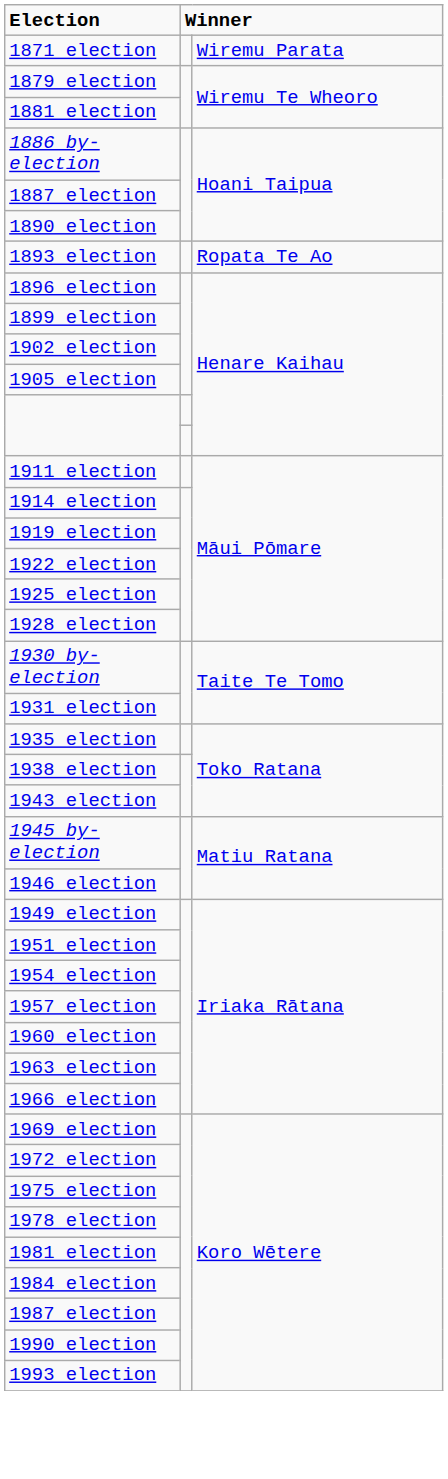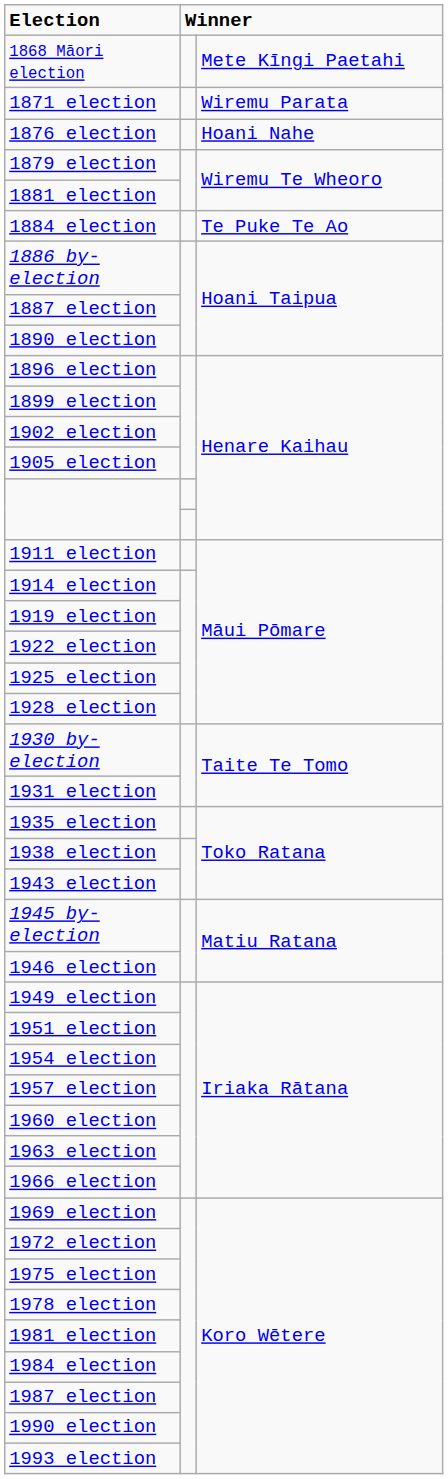+ row: (56, 62)
+ row: (83, 134)
+ row: (83, 226)
- row: (83, 257)
